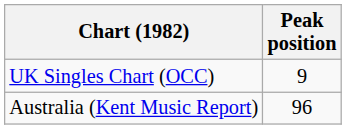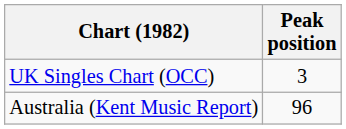(302, 75) 9 -> (302, 75) 3
